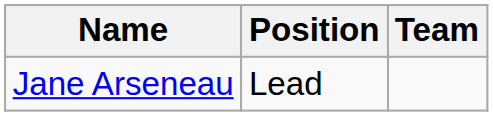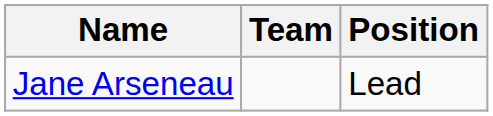columns swapped: (314, 30) <-> (437, 30)
